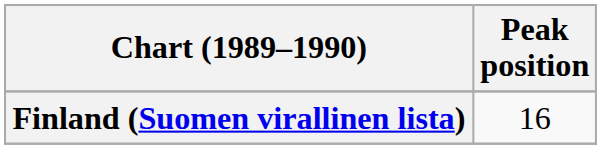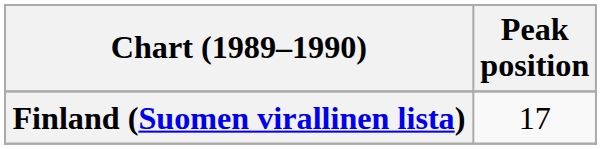(535, 117) 16 -> (535, 117) 17
